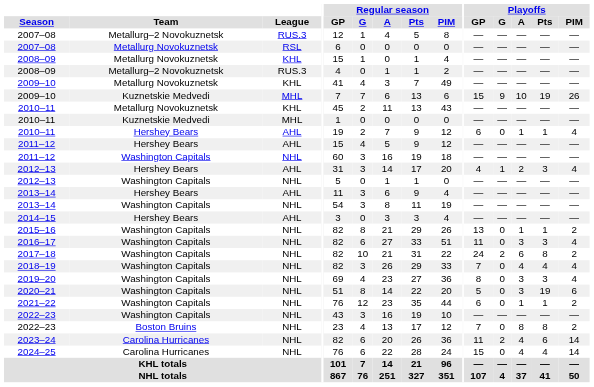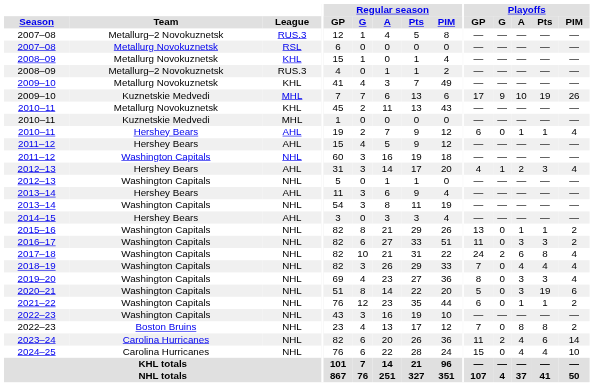(478, 95) 15 -> (478, 95) 17
(574, 242) 4 -> (574, 242) 2
(574, 254) 2 -> (574, 254) 4
(574, 351) 14 -> (574, 351) 10
